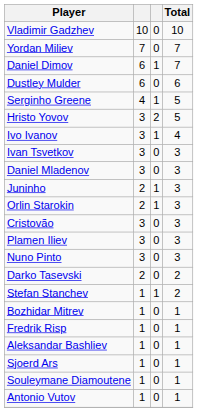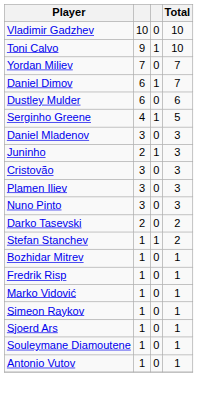+ row: (33, 48)
- row: (38, 118)
- row: (32, 135)
- row: (40, 153)
- row: (40, 205)
+ row: (41, 293)
+ row: (46, 310)
- row: (57, 345)
